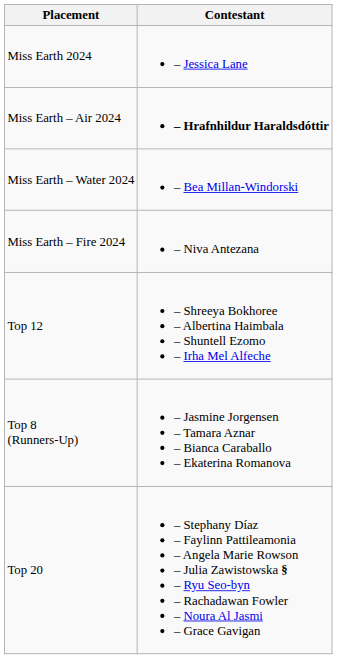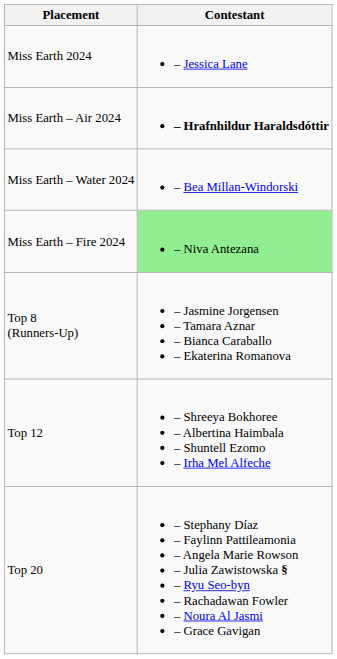(235, 249) no background -> (235, 249) lightgreen background
rows swapped: (43, 433) <-> (25, 326)
